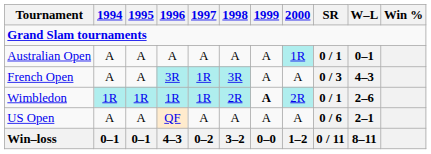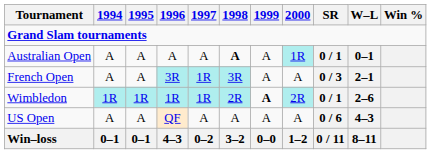(235, 55) normal -> (235, 55) bold
(364, 76) 4–3 -> (364, 76) 2–1
(364, 117) 2–1 -> (364, 117) 4–3
